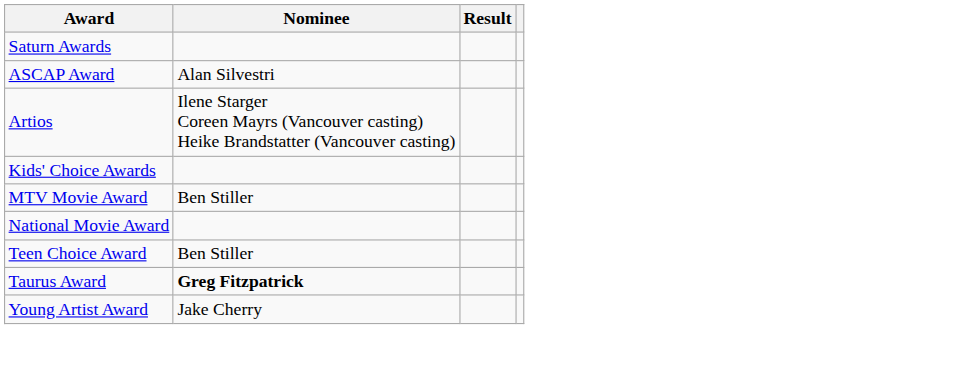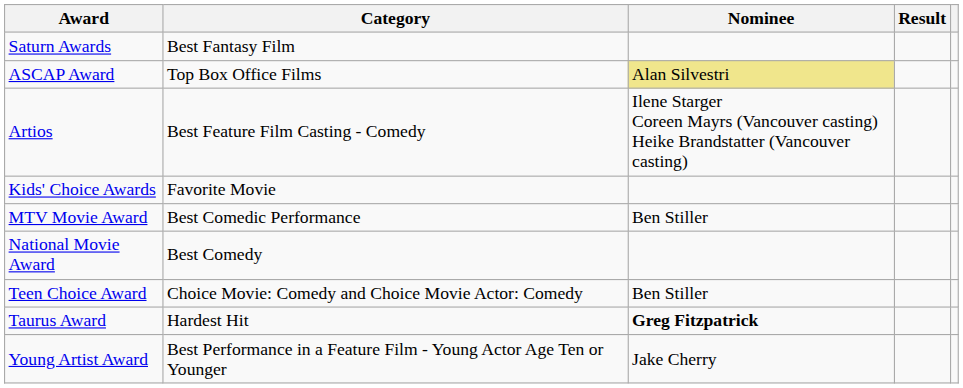+ column: (395, 18)
(226, 74) no background -> (681, 74) khaki background
